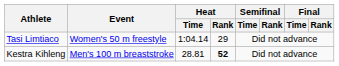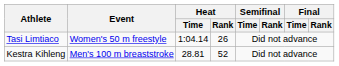(223, 40) 29 -> (223, 40) 26
(223, 54) bold -> (223, 54) normal
